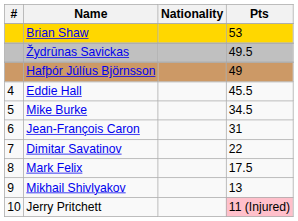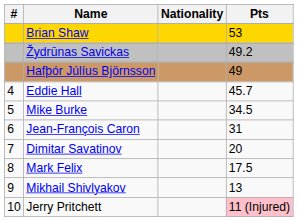(241, 52) 49.5 -> (241, 52) 49.2
(241, 91) 45.5 -> (241, 91) 45.7
(236, 149) 22 -> (236, 149) 20
